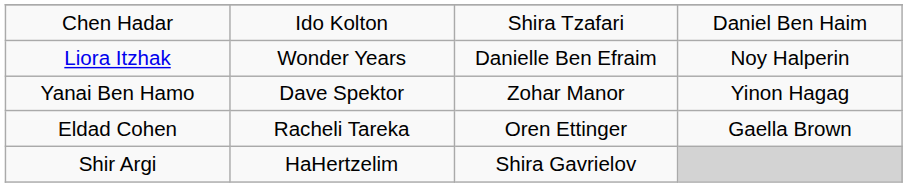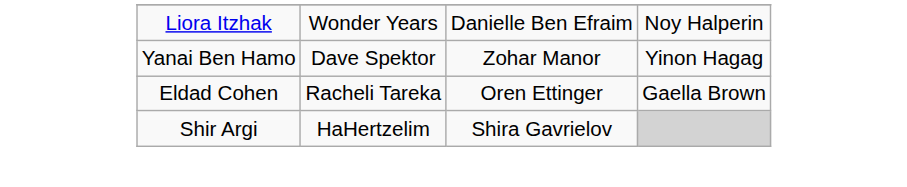- row: (118, 23)
